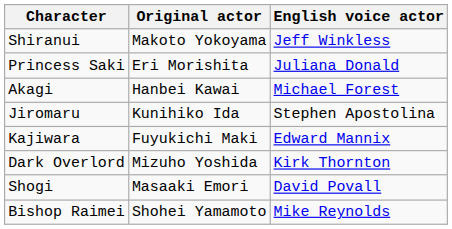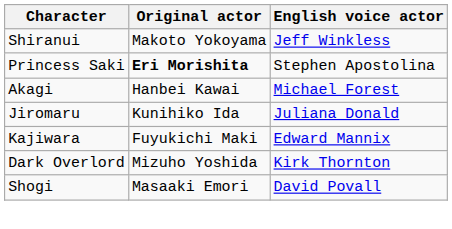(190, 65) normal -> (190, 65) bold
(336, 65) Juliana Donald -> (354, 65) Stephen Apostolina
(354, 114) Stephen Apostolina -> (336, 114) Juliana Donald
- row: (66, 212)
